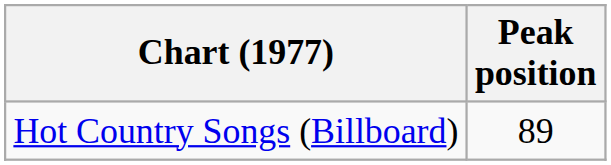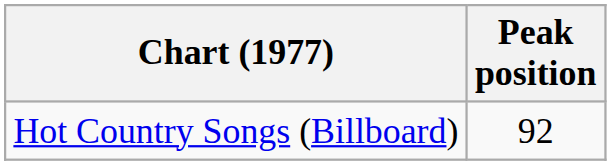(536, 130) 89 -> (536, 130) 92
